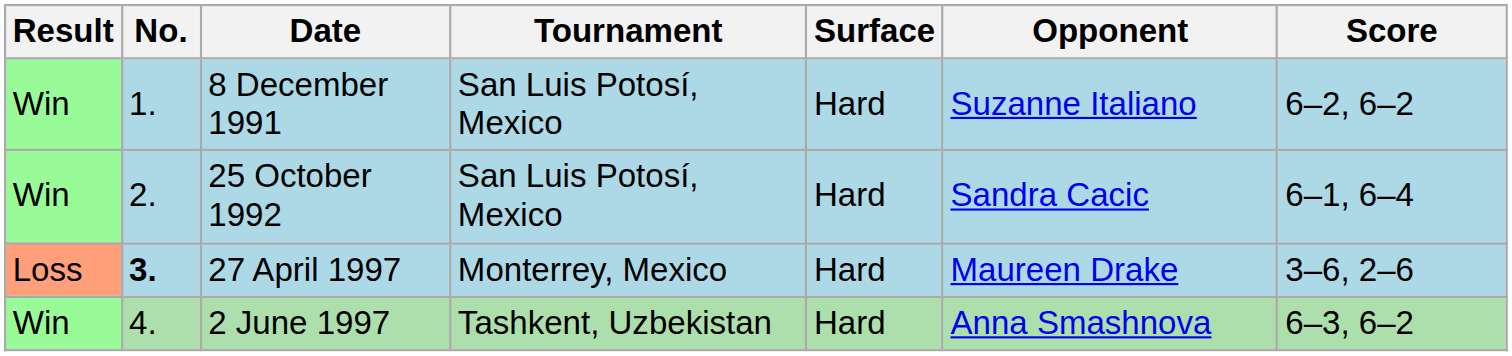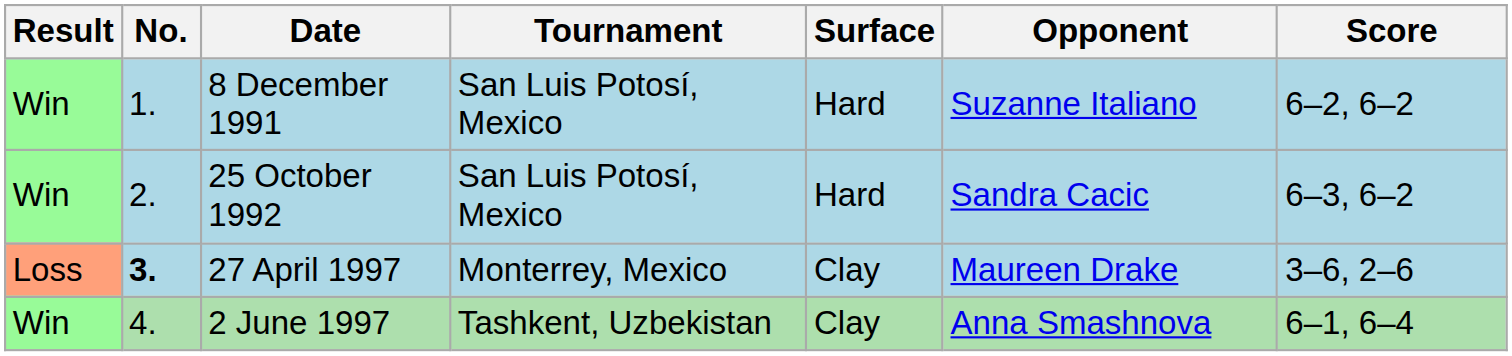(1350, 195) 6–1, 6–4 -> (1350, 195) 6–3, 6–2
(850, 268) Hard -> (847, 268) Clay
(850, 322) Hard -> (847, 322) Clay
(1350, 322) 6–3, 6–2 -> (1350, 322) 6–1, 6–4
